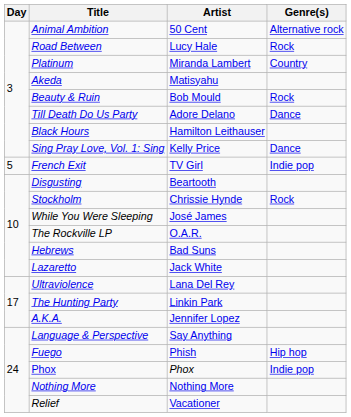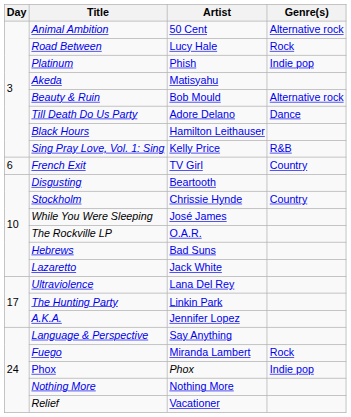(210, 64) Miranda Lambert -> (183, 64) Phish
(288, 64) Country -> (292, 64) Indie pop
(282, 98) Rock -> (307, 98) Alternative rock
(285, 149) Dance -> (281, 149) R&B
(10, 166) 5 -> (10, 166) 6
(292, 166) Indie pop -> (288, 166) Country
(282, 200) Rock -> (288, 200) Country
(183, 353) Phish -> (210, 353) Miranda Lambert
(288, 353) Hip hop -> (282, 353) Rock
